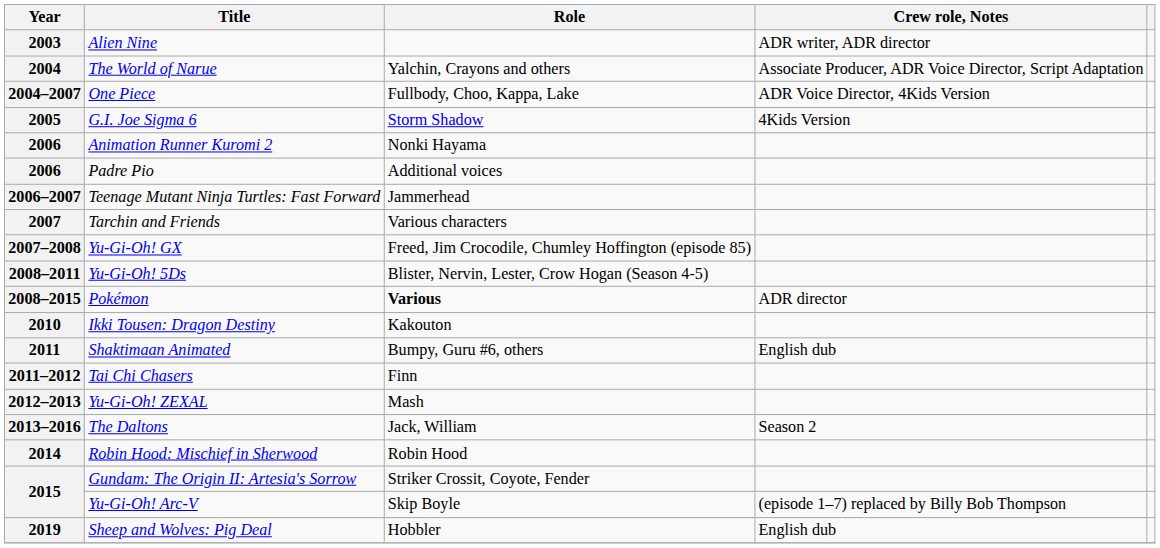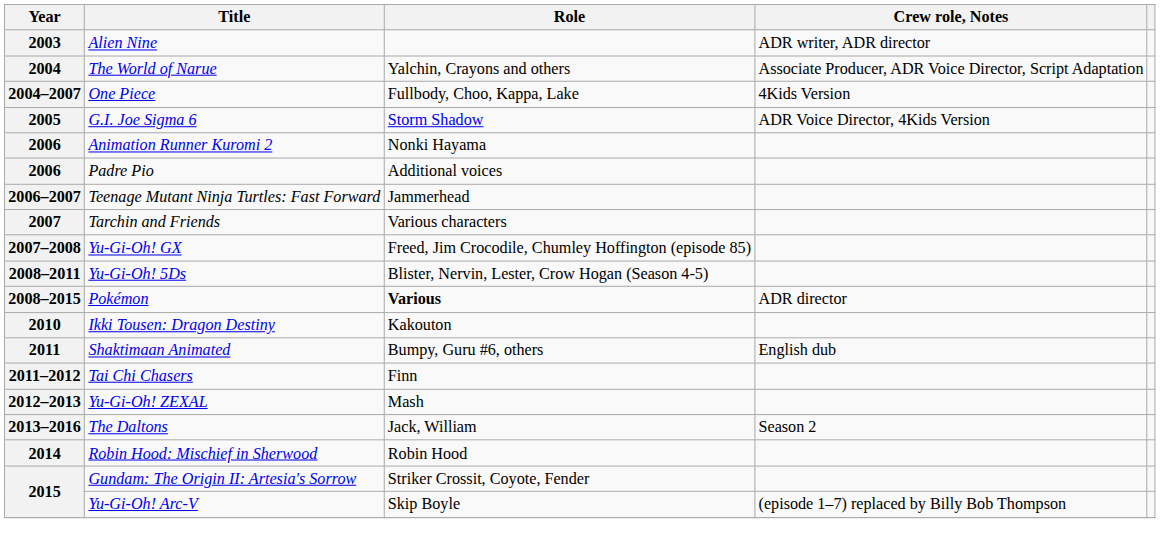(874, 94) ADR Voice Director, 4Kids Version -> (804, 94) 4Kids Version
(804, 119) 4Kids Version -> (874, 119) ADR Voice Director, 4Kids Version
- row: (45, 529)
